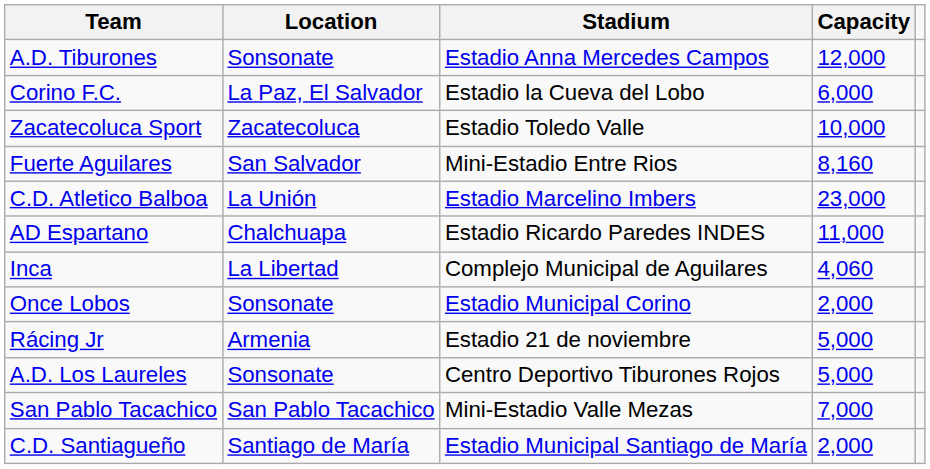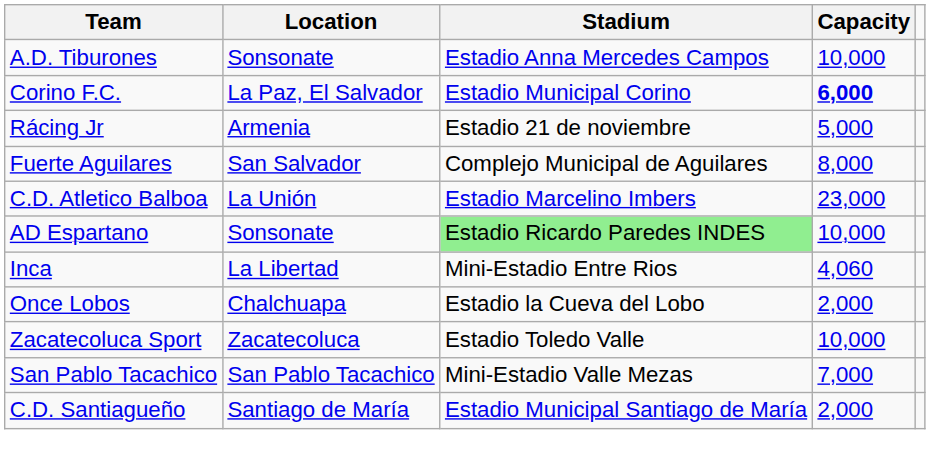(851, 57) 12,000 -> (851, 57) 10,000
(575, 92) Estadio la Cueva del Lobo -> (568, 92) Estadio Municipal Corino
(845, 92) normal -> (845, 92) bold
rows swapped: (106, 127) <-> (57, 339)
(561, 163) Mini-Estadio Entre Rios -> (606, 163) Complejo Municipal de Aguilares
(845, 163) 8,160 -> (845, 163) 8,000
(287, 233) Chalchuapa -> (281, 233) Sonsonate
(605, 233) no background -> (605, 233) lightgreen background
(851, 233) 11,000 -> (851, 233) 10,000
(606, 269) Complejo Municipal de Aguilares -> (561, 269) Mini-Estadio Entre Rios
(281, 304) Sonsonate -> (287, 304) Chalchuapa
(568, 304) Estadio Municipal Corino -> (575, 304) Estadio la Cueva del Lobo
- row: (98, 374)
